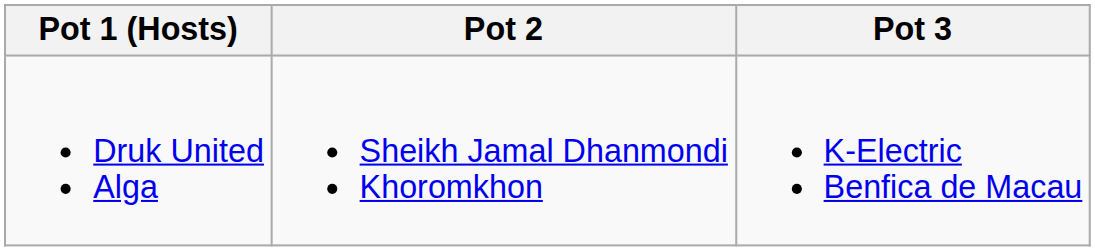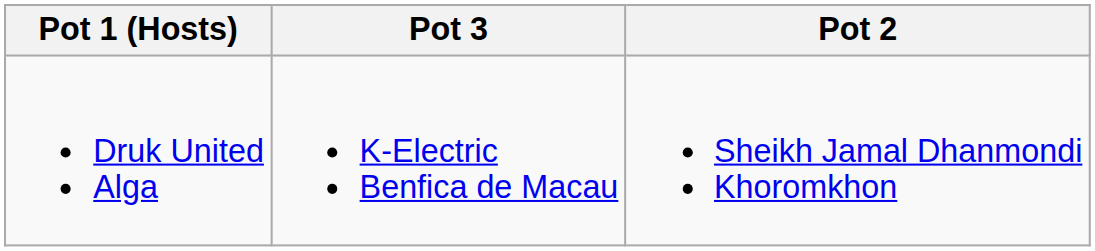columns swapped: (503, 30) <-> (913, 30)
